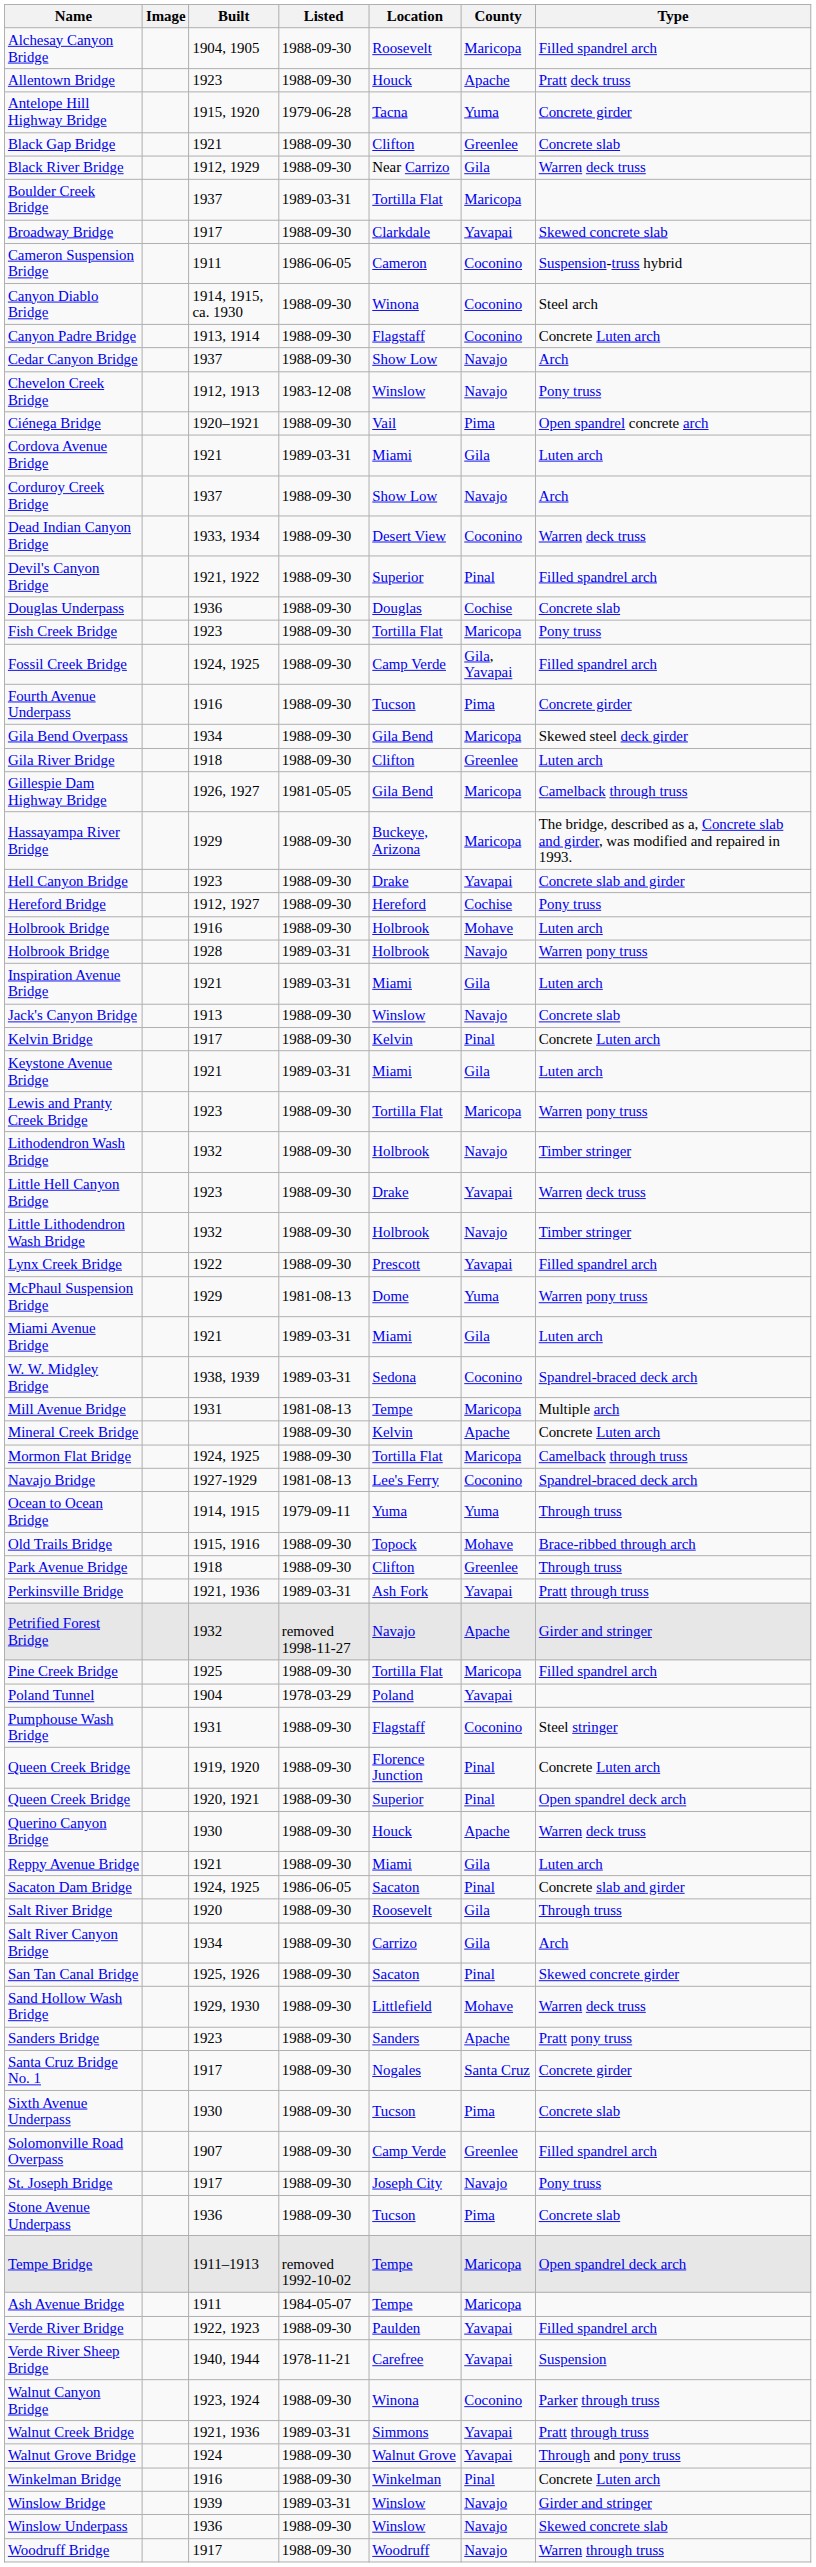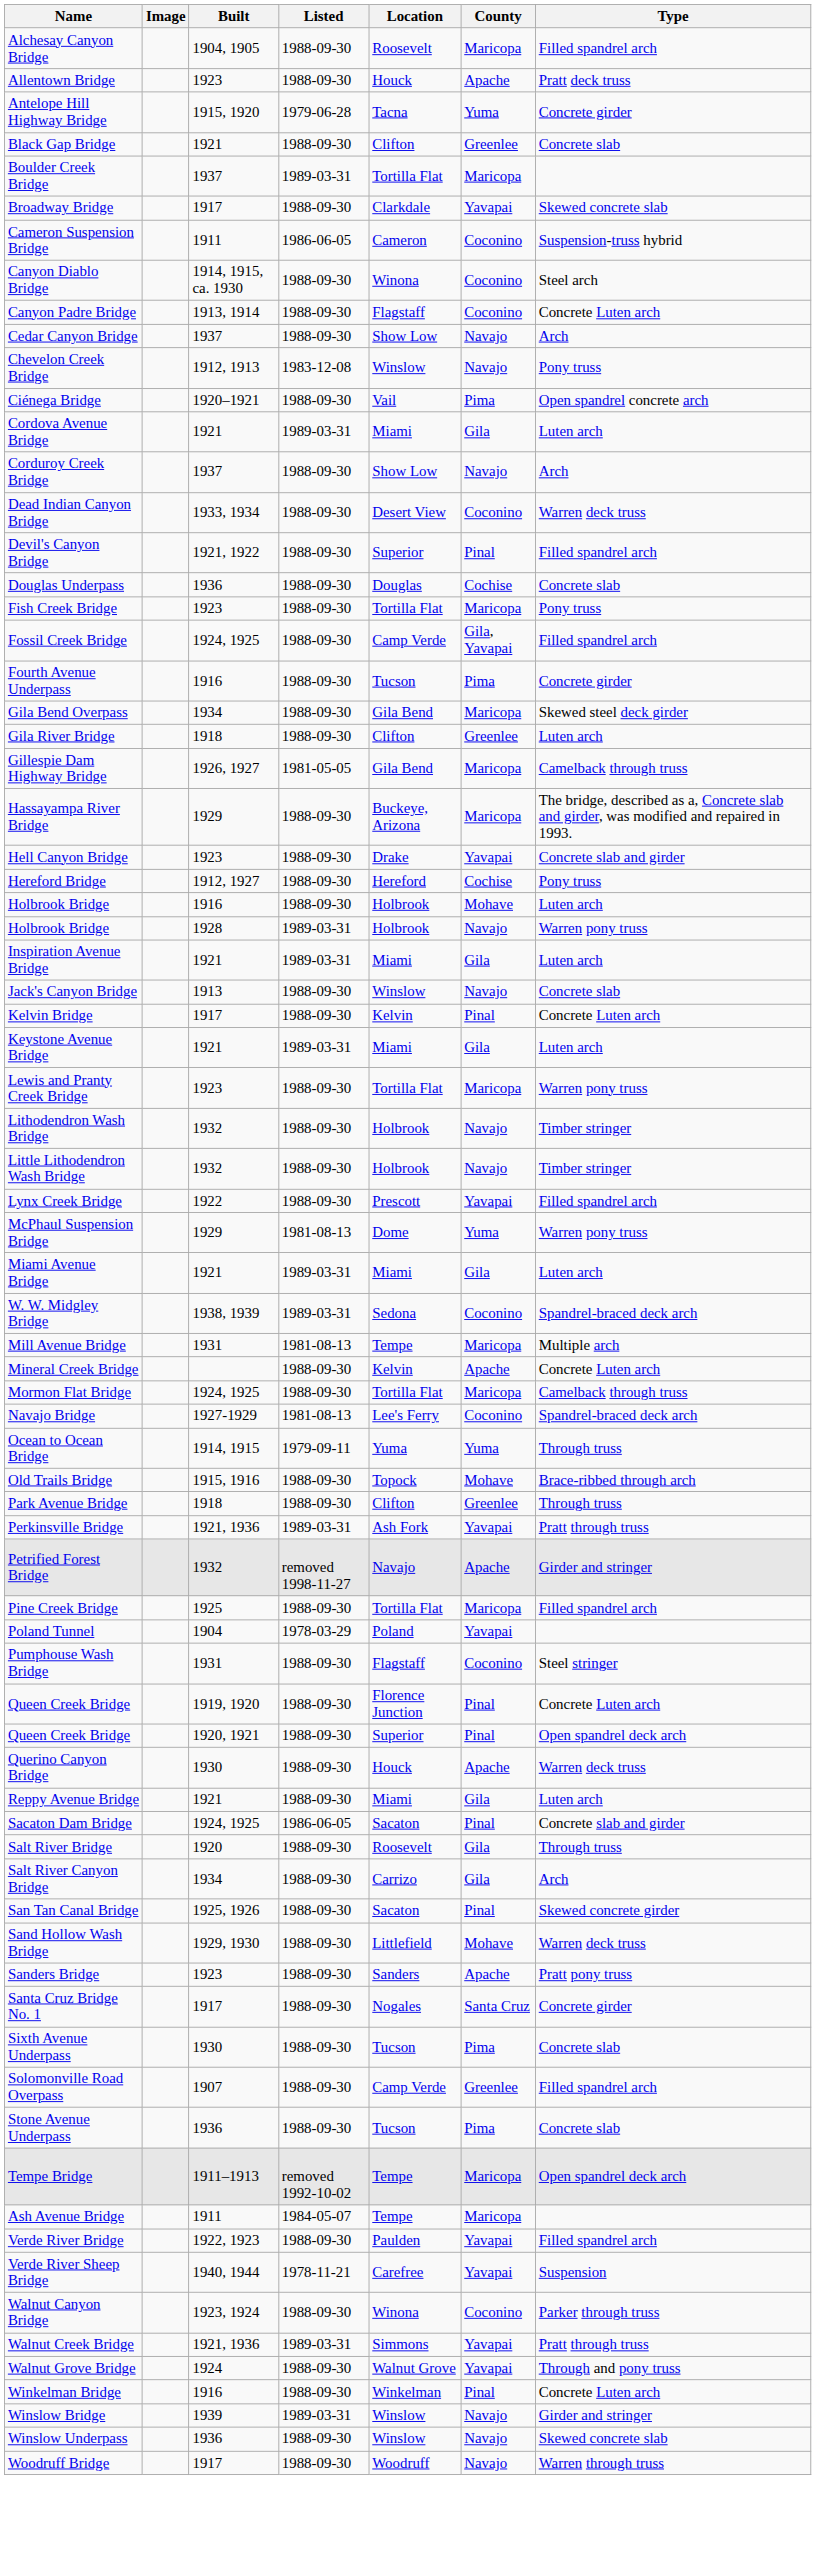- row: (66, 167)
- row: (64, 1192)
- row: (60, 2183)
